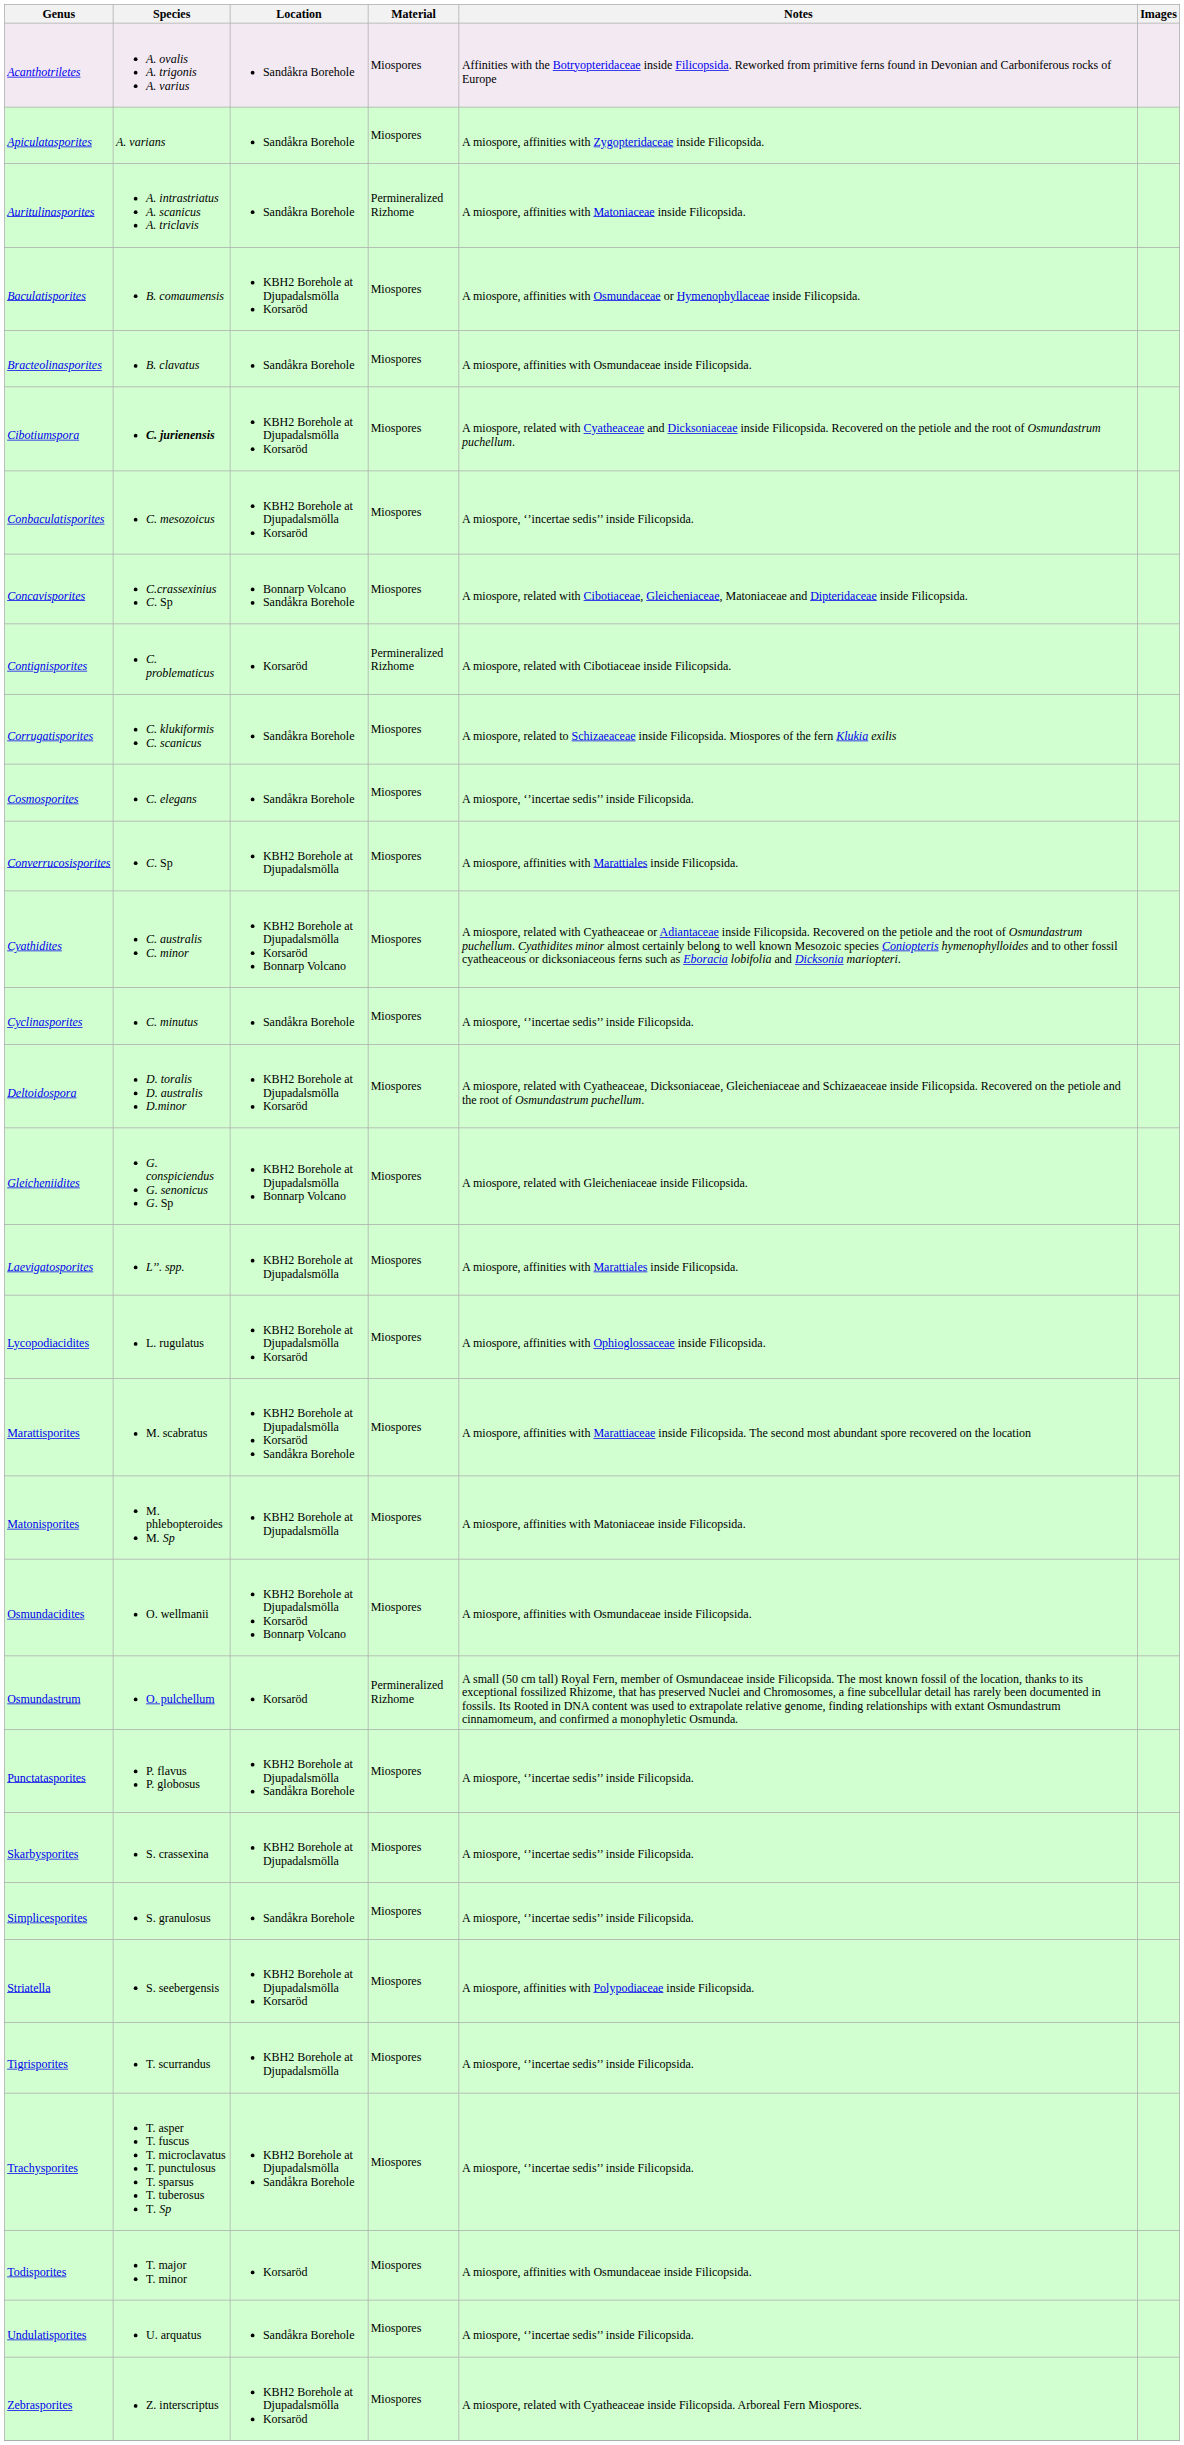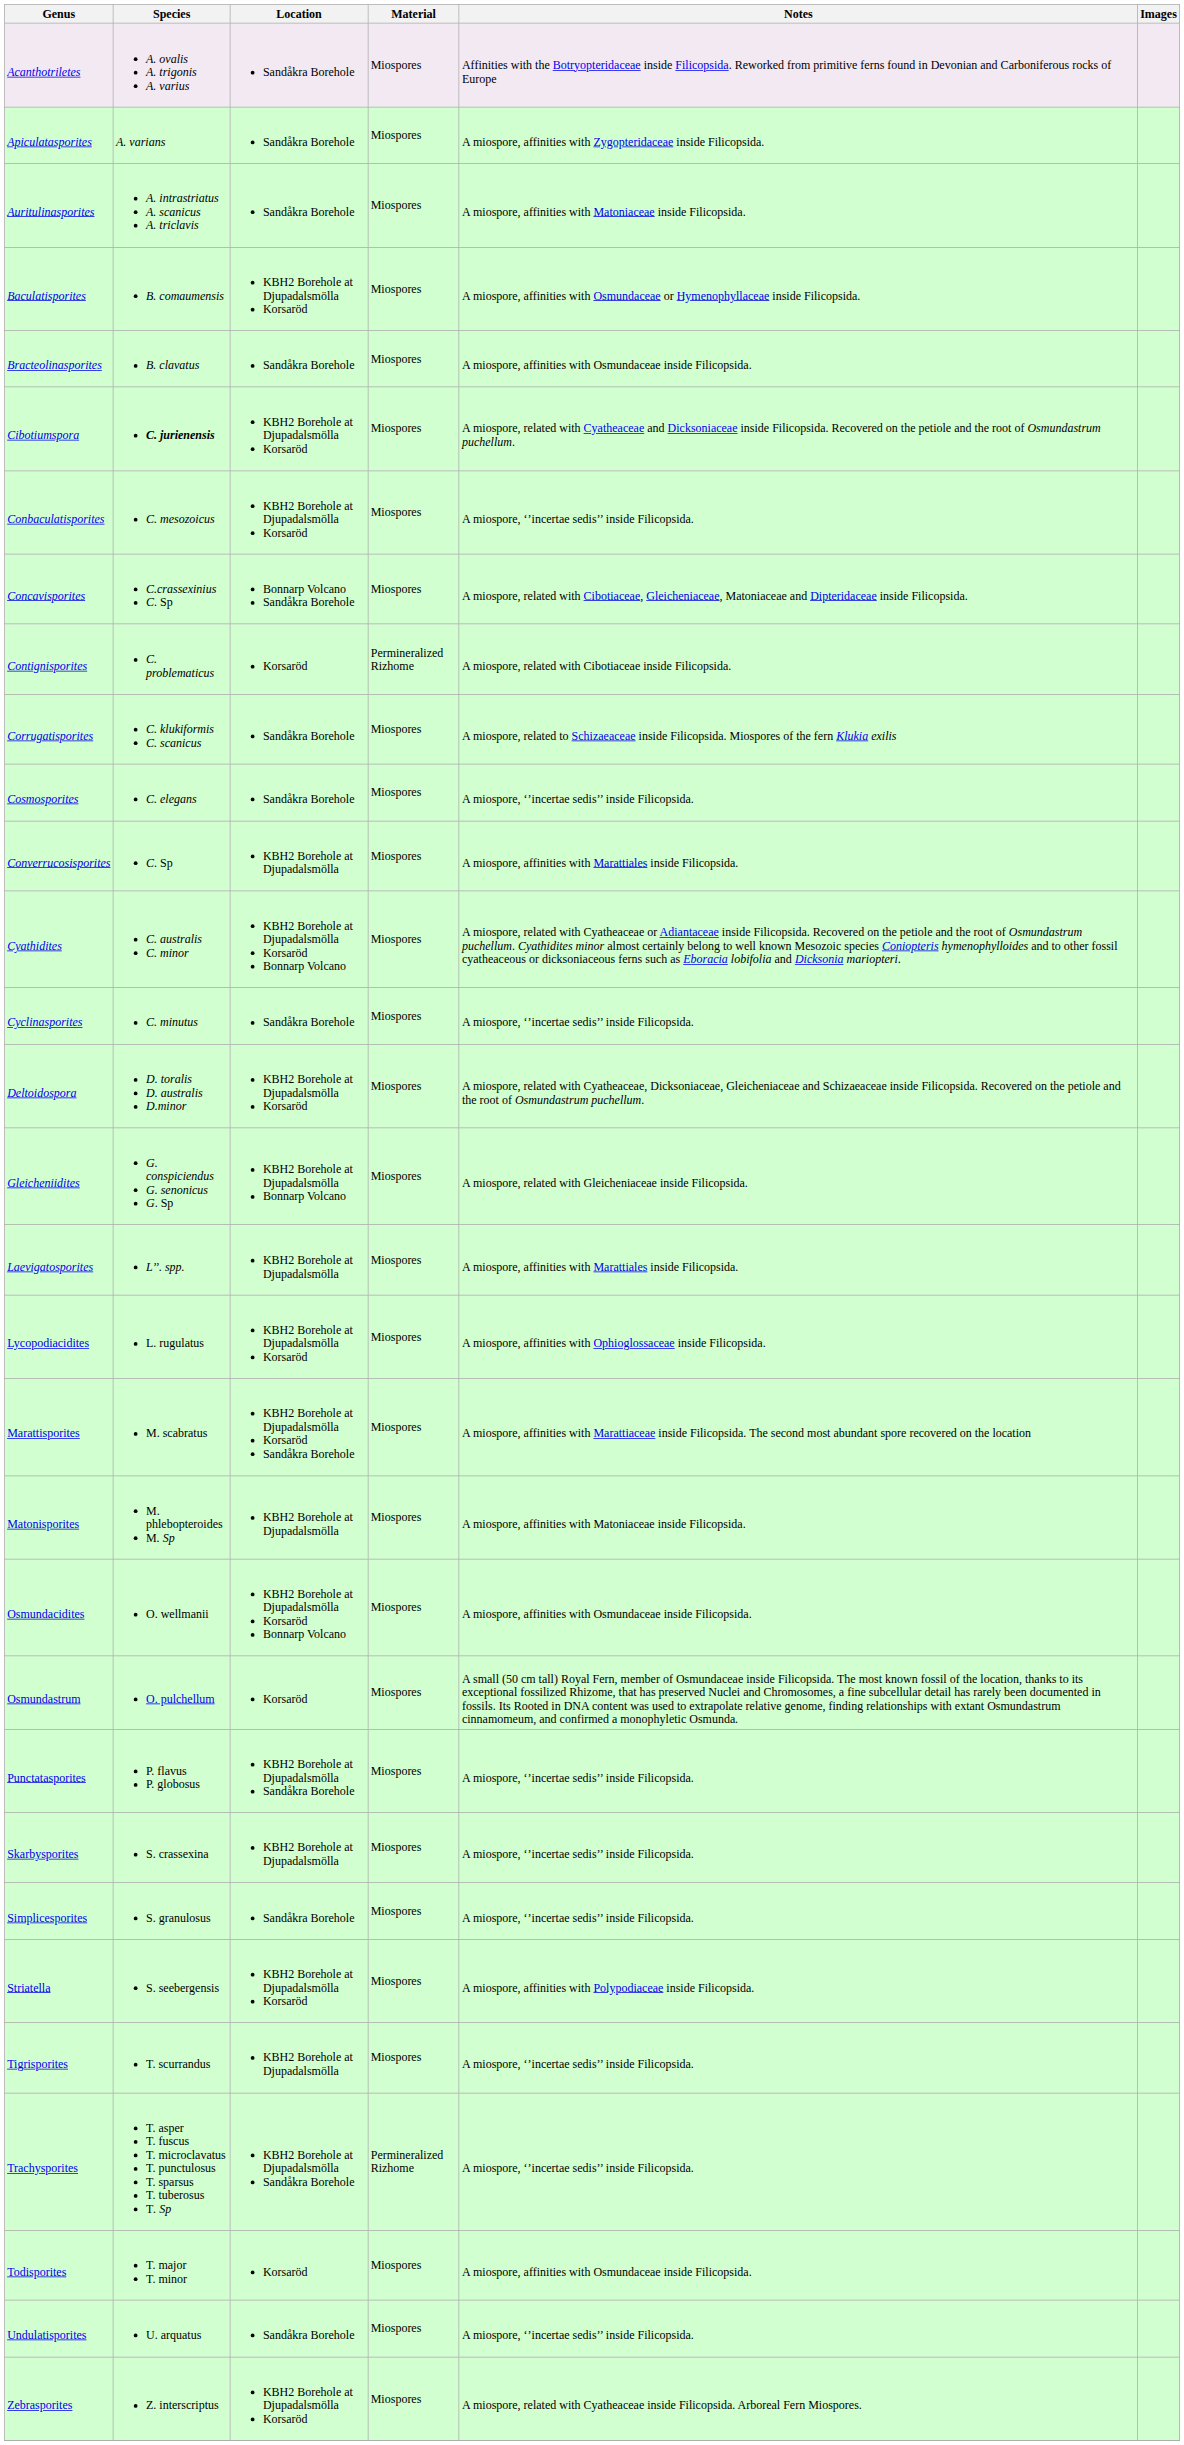(407, 205) Permineralized Rizhome -> (396, 205) Miospores
(407, 1692) Permineralized Rizhome -> (396, 1692) Miospores
(396, 2161) Miospores -> (407, 2161) Permineralized Rizhome
